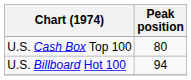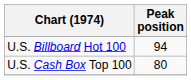rows swapped: (67, 65) <-> (69, 46)
